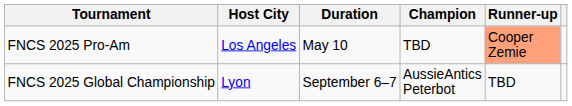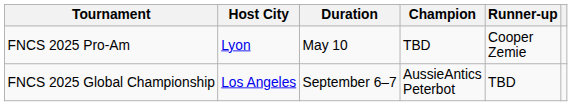(259, 44) Los Angeles -> (236, 44) Lyon
(511, 44) lightsalmon background -> (511, 44) no background
(236, 82) Lyon -> (259, 82) Los Angeles
